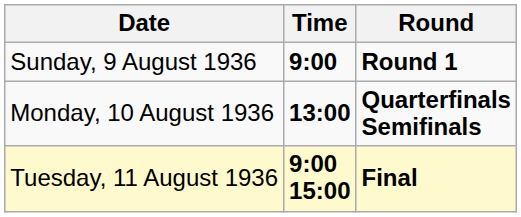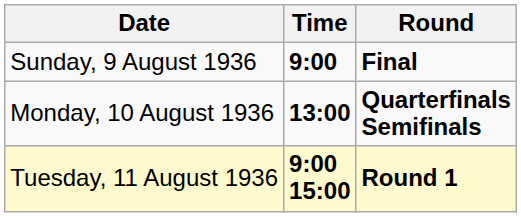(410, 61) Round 1 -> (390, 61) Final
(390, 178) Final -> (410, 178) Round 1
